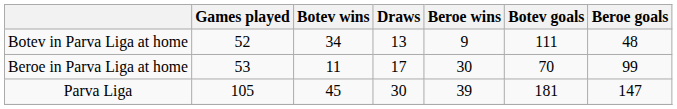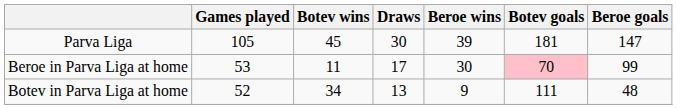rows swapped: (98, 41) <-> (98, 91)
(546, 66) no background -> (546, 66) pink background
